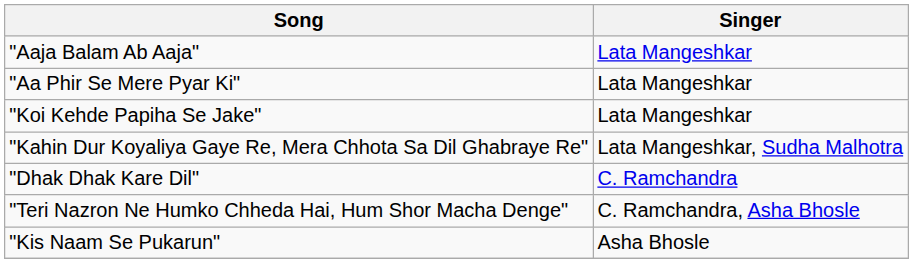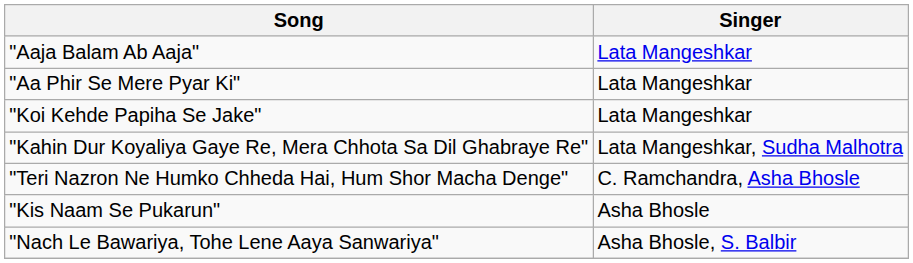- row: (104, 178)
+ row: (224, 242)
